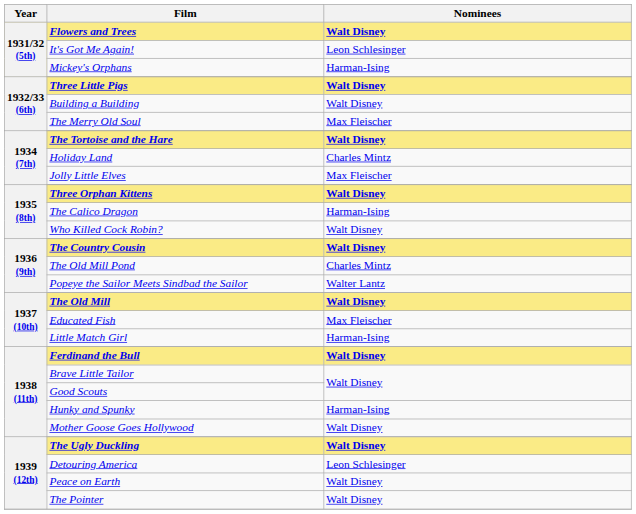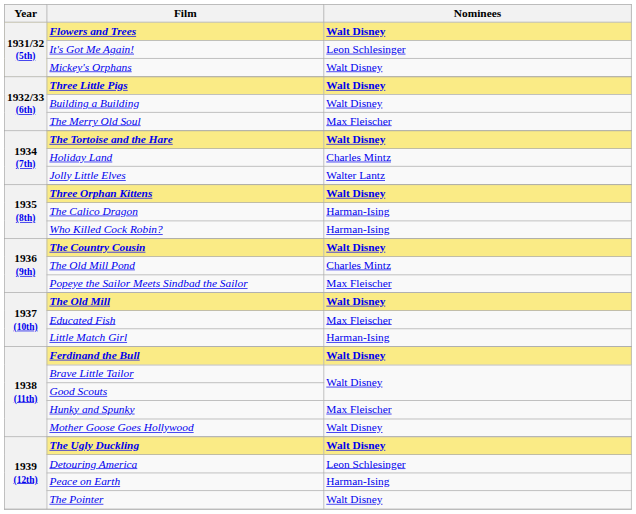(358, 67) Harman-Ising -> (354, 67) Walt Disney
(359, 175) Max Fleischer -> (356, 175) Walter Lantz
(354, 229) Walt Disney -> (358, 229) Harman-Ising
(356, 283) Walter Lantz -> (359, 283) Max Fleischer
(358, 409) Harman-Ising -> (359, 409) Max Fleischer
(354, 481) Walt Disney -> (358, 481) Harman-Ising
